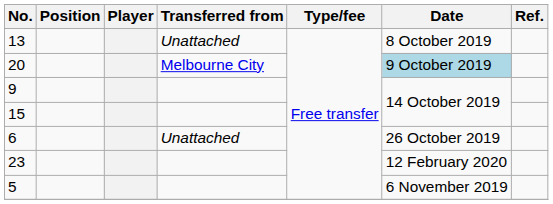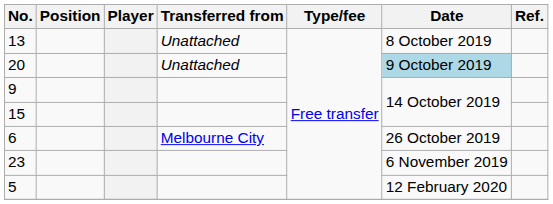(212, 65) Melbourne City -> (200, 65) Unattached
(200, 138) Unattached -> (212, 138) Melbourne City
(446, 162) 12 February 2020 -> (447, 162) 6 November 2019
(447, 187) 6 November 2019 -> (446, 187) 12 February 2020
